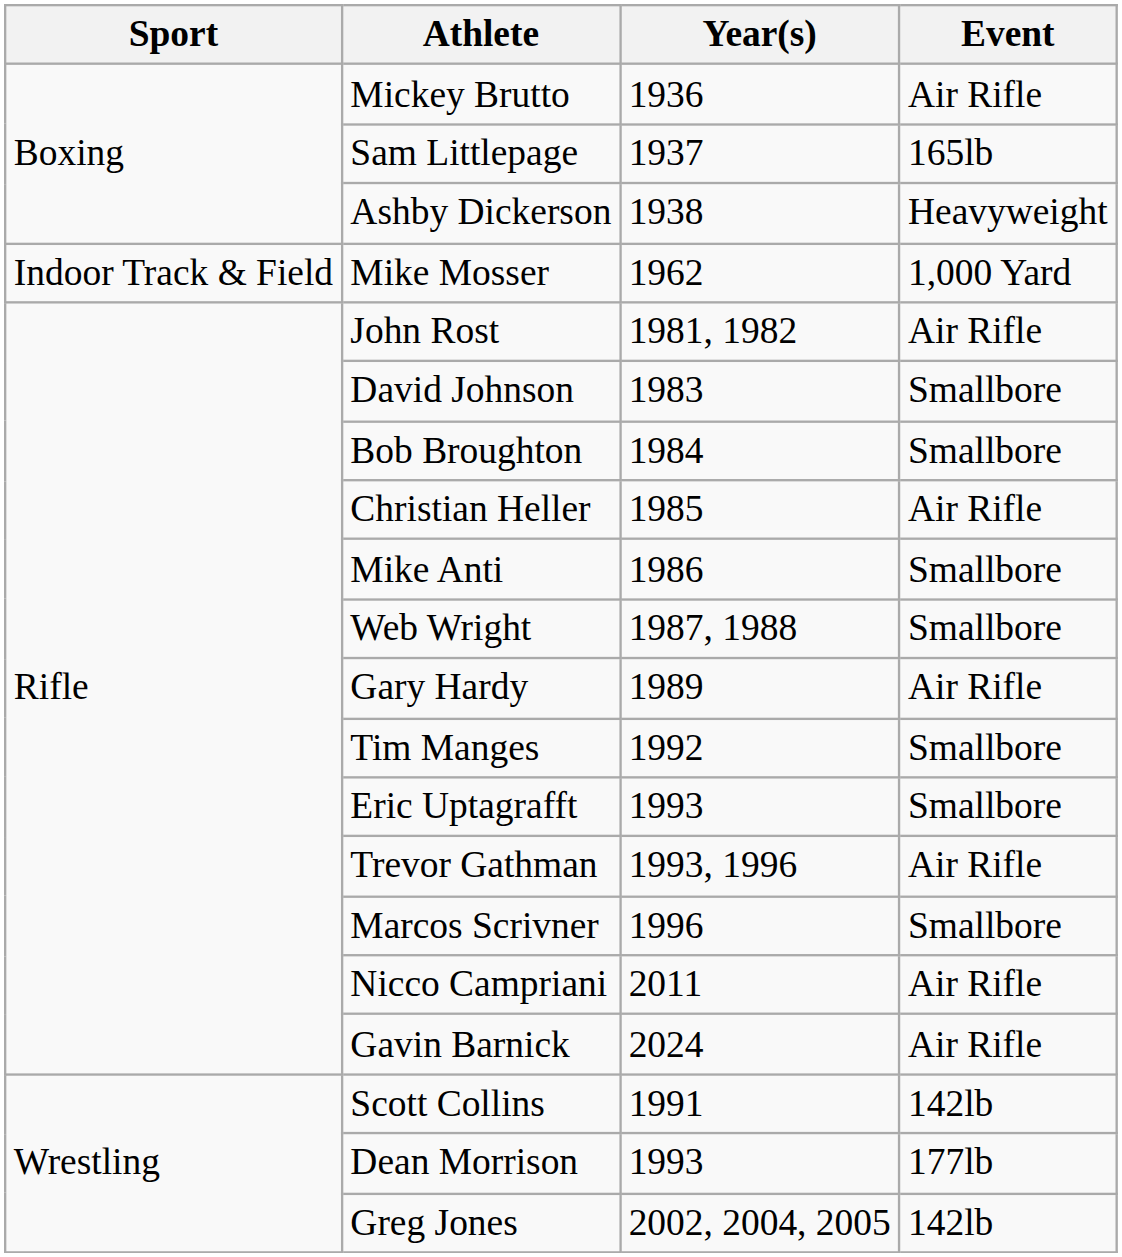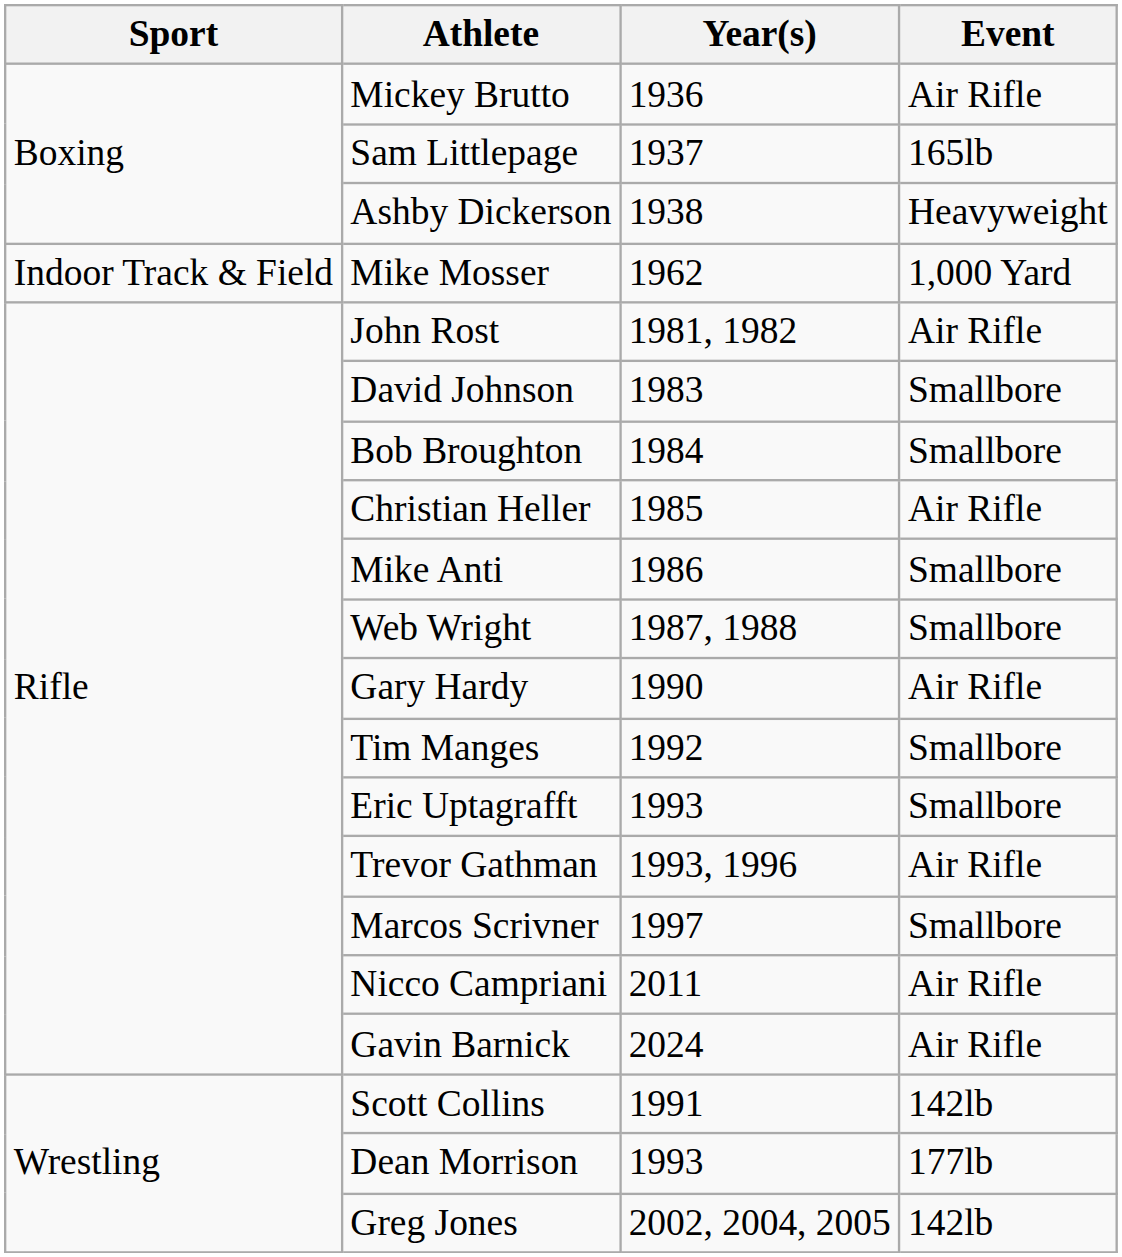(666, 687) 1989 -> (666, 687) 1990
(666, 924) 1996 -> (666, 924) 1997
